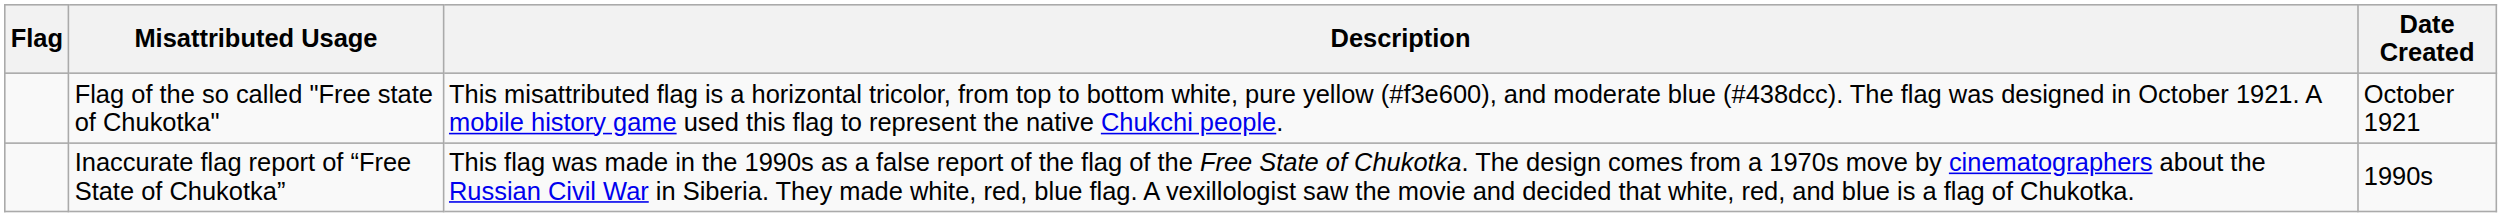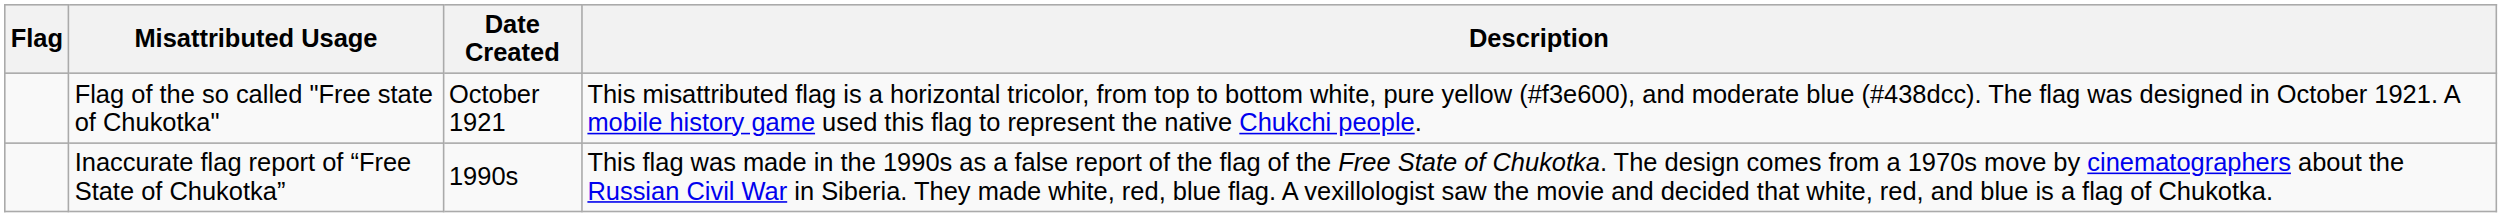columns swapped: (2427, 38) <-> (1400, 38)
